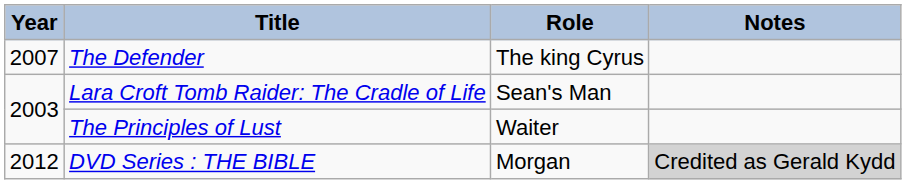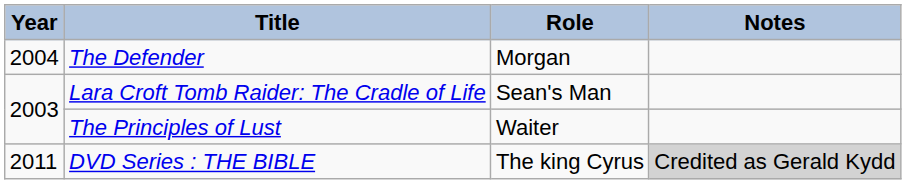(34, 57) 2007 -> (34, 57) 2004
(570, 57) The king Cyrus -> (533, 57) Morgan
(34, 162) 2012 -> (34, 162) 2011
(533, 162) Morgan -> (570, 162) The king Cyrus
